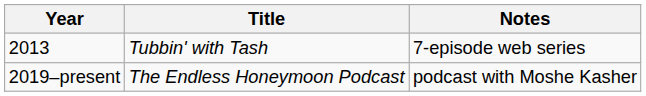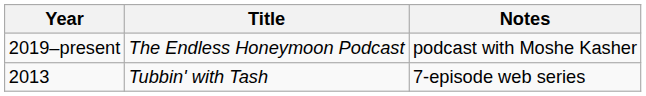rows swapped: (29, 47) <-> (65, 76)
